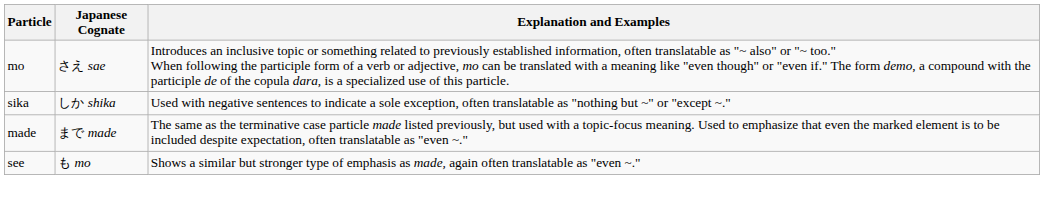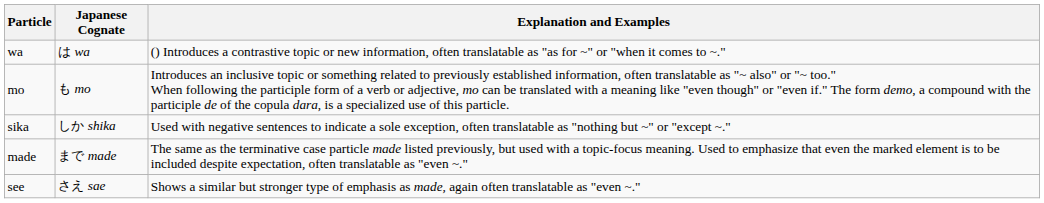+ row: (15, 52)
(82, 65) さえ sae -> (74, 89) も mo
(74, 162) も mo -> (82, 185) さえ sae
